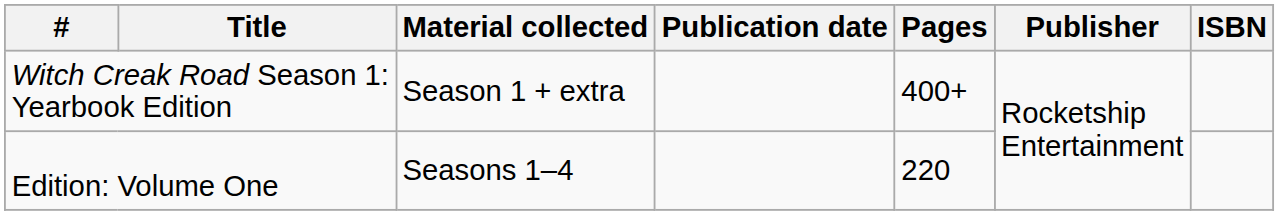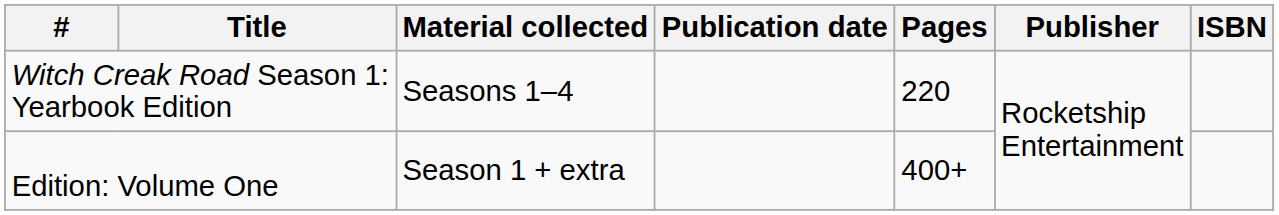(514, 90) Season 1 + extra -> (488, 90) Seasons 1–4
(934, 90) 400+ -> (926, 90) 220
(488, 170) Seasons 1–4 -> (514, 170) Season 1 + extra
(926, 170) 220 -> (934, 170) 400+
